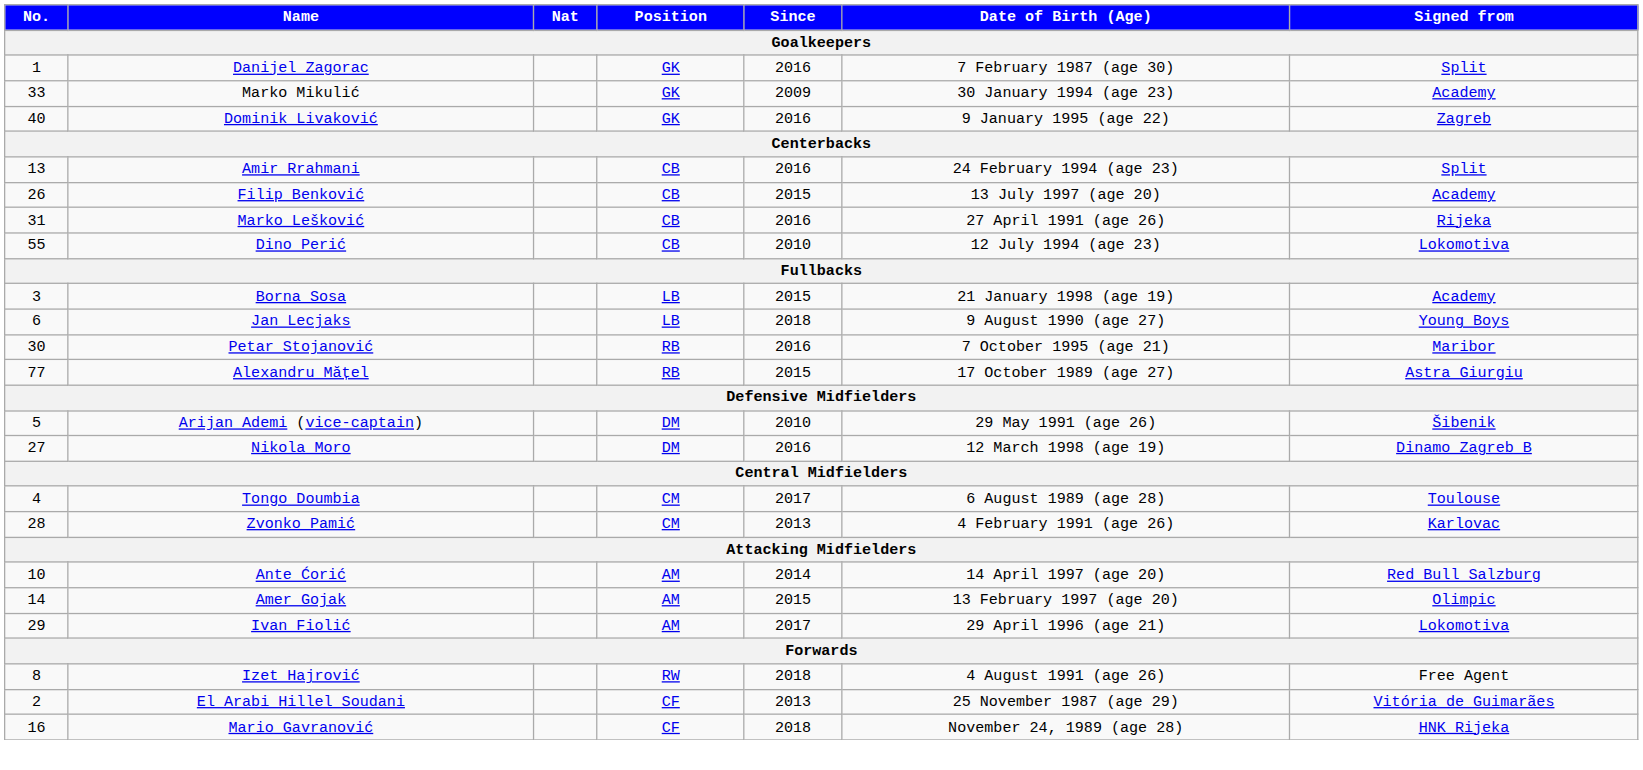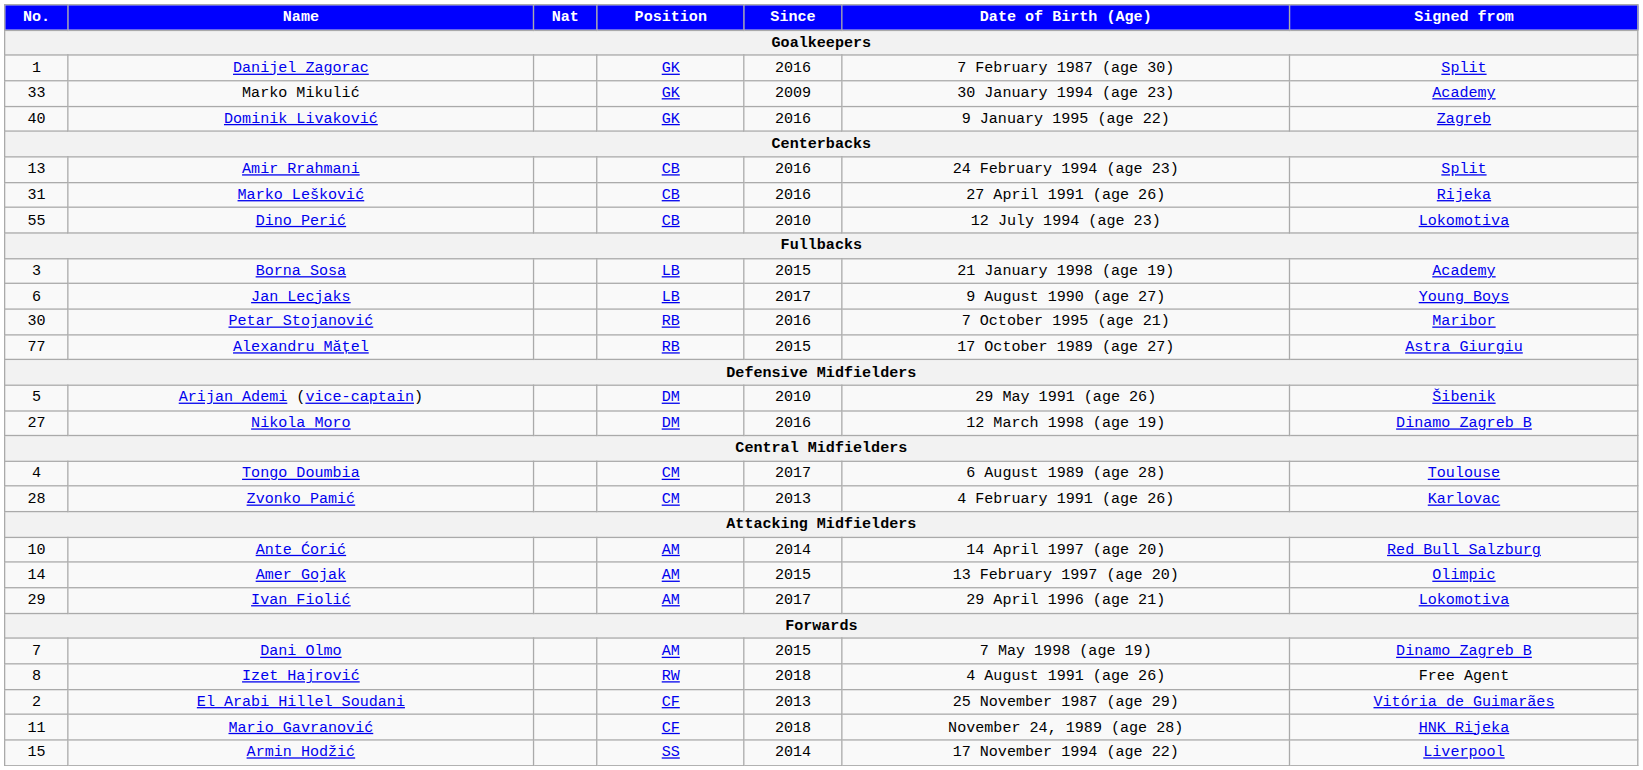- row: (301, 195)
(793, 321) 2018 -> (793, 296) 2017
+ row: (301, 651)
(36, 727) 16 -> (36, 727) 11
+ row: (301, 752)
